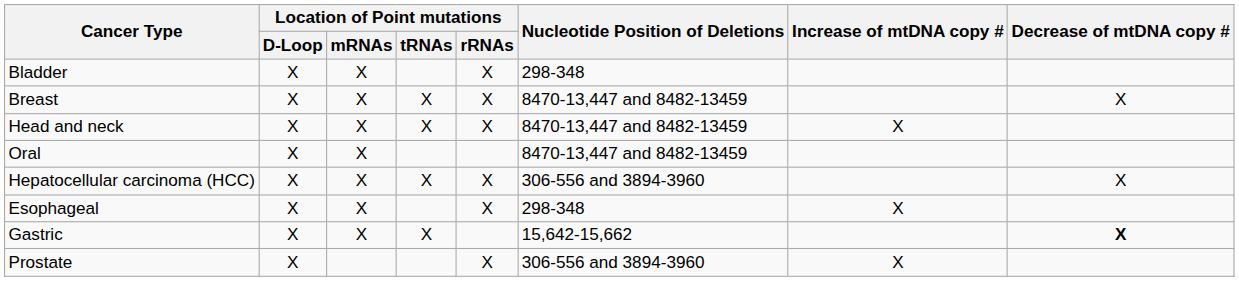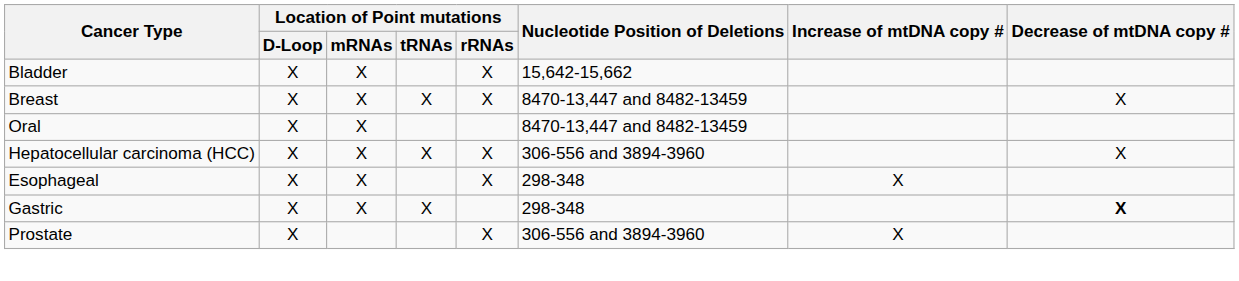(553, 72) 298-348 -> (577, 72) 15,642-15,662
- row: (66, 126)
(577, 235) 15,642-15,662 -> (553, 208) 298-348
